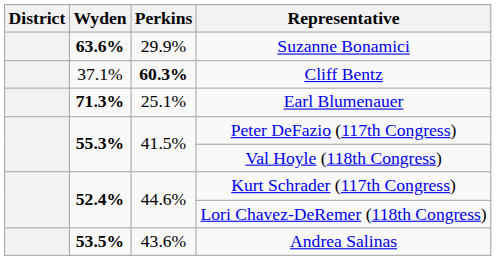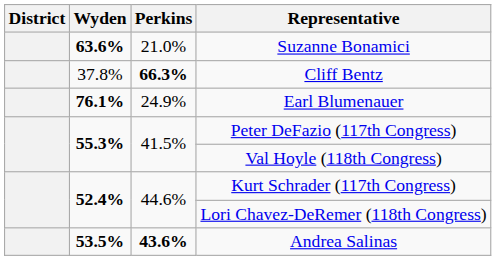(164, 46) 29.9% -> (164, 46) 21.0%
(100, 74) 37.1% -> (100, 74) 37.8%
(163, 74) 60.3% -> (163, 74) 66.3%
(100, 102) 71.3% -> (100, 102) 76.1%
(164, 102) 25.1% -> (164, 102) 24.9%
(164, 241) normal -> (163, 241) bold
